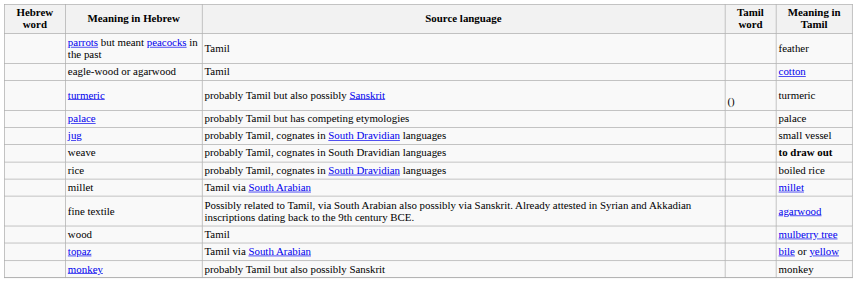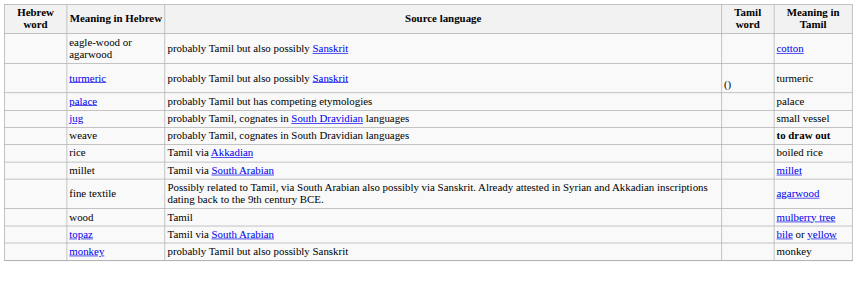- row: (133, 48)
(217, 72) Tamil -> (258, 48) probably Tamil but also possibly Sanskrit
(325, 170) probably Tamil, cognates in South Dravidian languages -> (210, 153) Tamil via Akkadian
